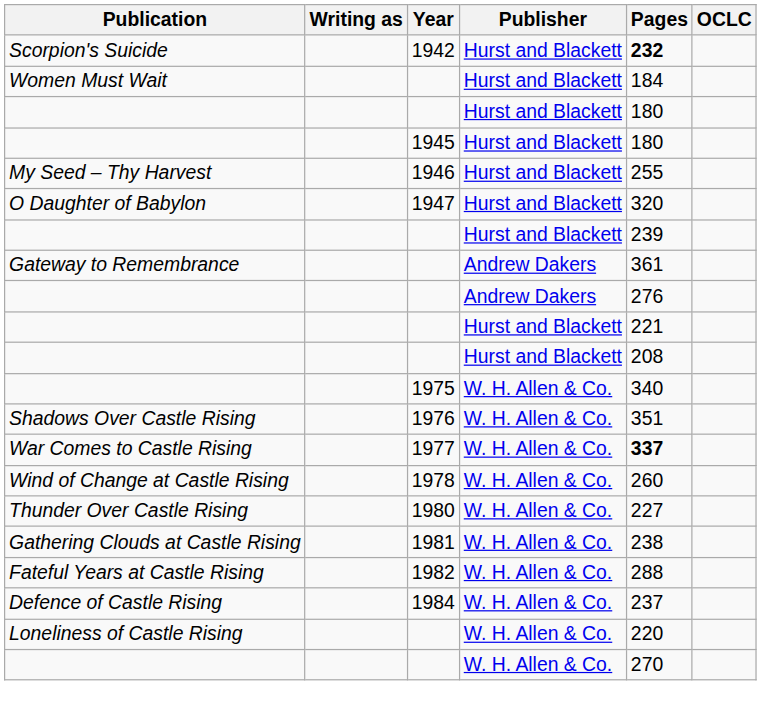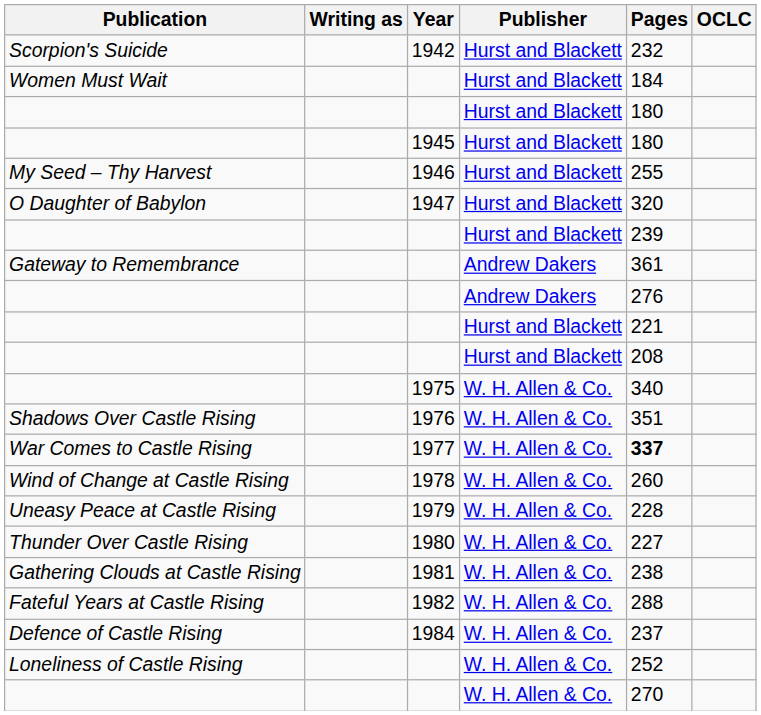(647, 50) bold -> (647, 50) normal
+ row: (143, 511)
(647, 633) 220 -> (647, 664) 252
